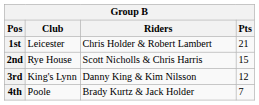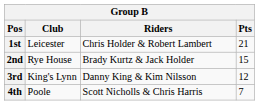(143, 60) Scott Nicholls & Chris Harris -> (138, 60) Brady Kurtz & Jack Holder
(138, 92) Brady Kurtz & Jack Holder -> (143, 92) Scott Nicholls & Chris Harris
